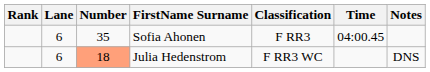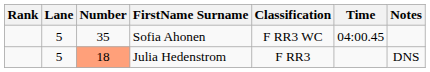(59, 36) 6 -> (59, 36) 5
(293, 36) F RR3 -> (293, 36) F RR3 WC
(59, 57) 6 -> (59, 57) 5
(293, 57) F RR3 WC -> (293, 57) F RR3
